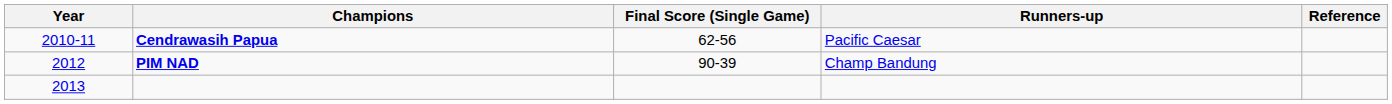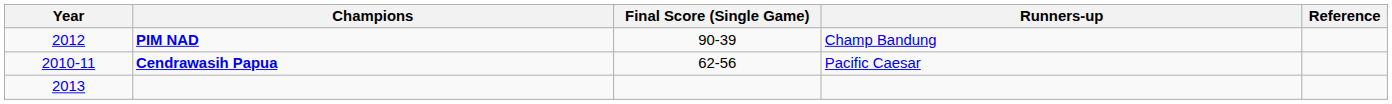rows swapped: (207, 39) <-> (167, 63)
